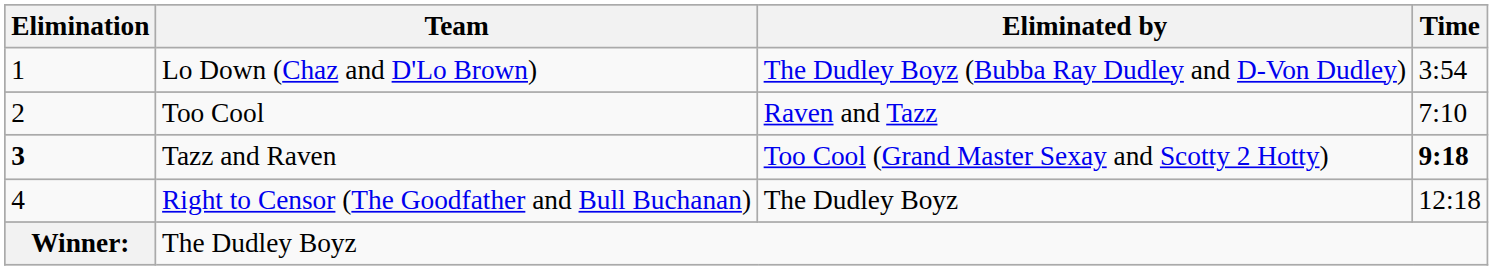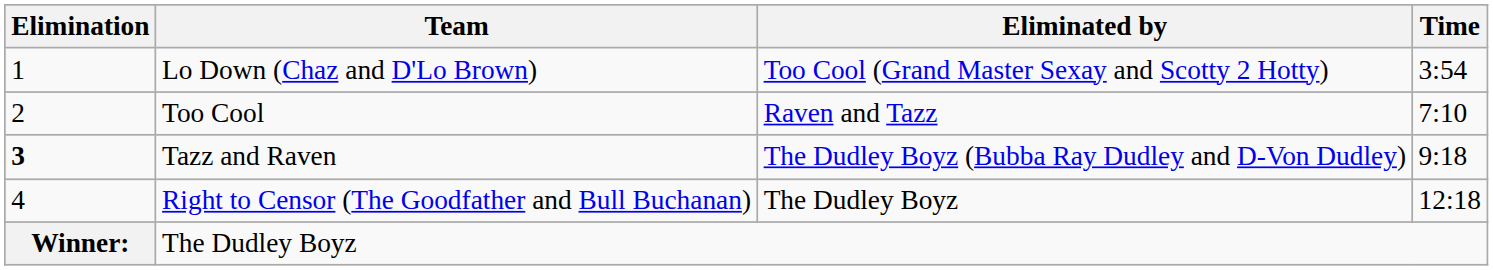(1085, 69) The Dudley Boyz (Bubba Ray Dudley and D-Von Dudley) -> (1046, 69) Too Cool (Grand Master Sexay and Scotty 2 Hotty)
(1046, 156) Too Cool (Grand Master Sexay and Scotty 2 Hotty) -> (1085, 156) The Dudley Boyz (Bubba Ray Dudley and D-Von Dudley)
(1444, 156) bold -> (1443, 156) normal
